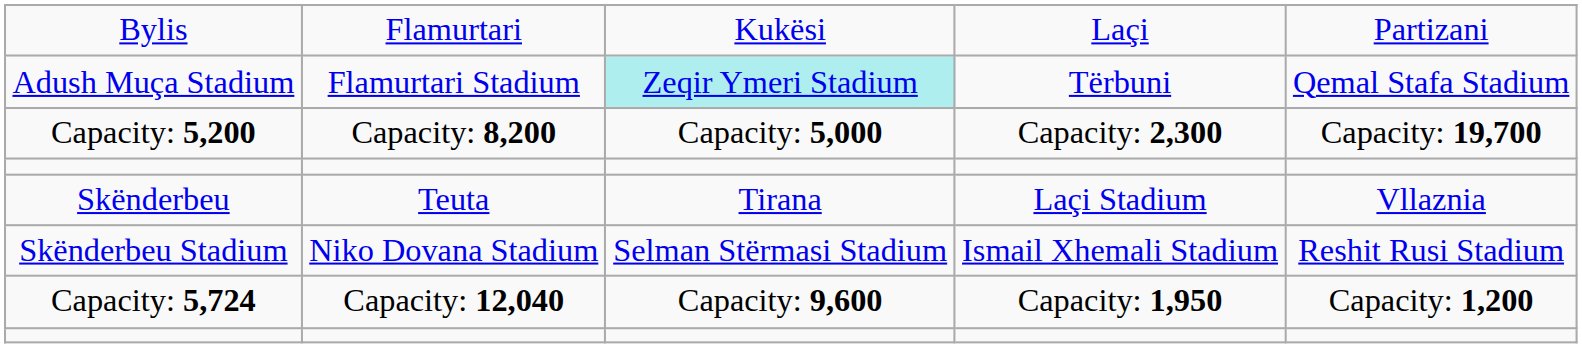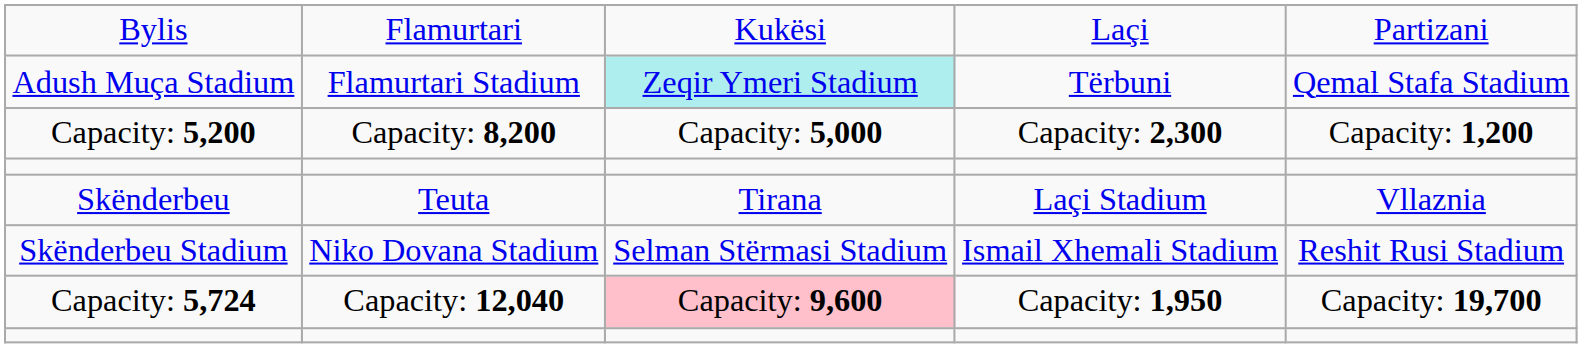(1431, 132) Capacity: 19,700 -> (1431, 132) Capacity: 1,200
(780, 301) no background -> (780, 301) pink background
(1431, 301) Capacity: 1,200 -> (1431, 301) Capacity: 19,700
